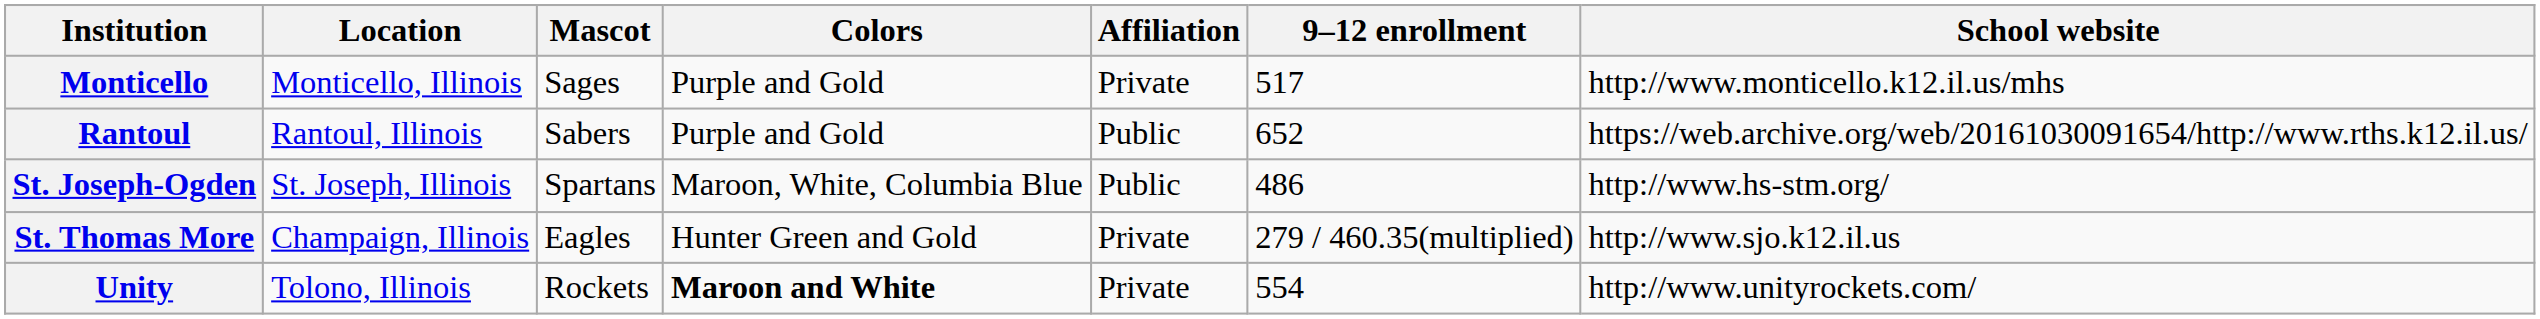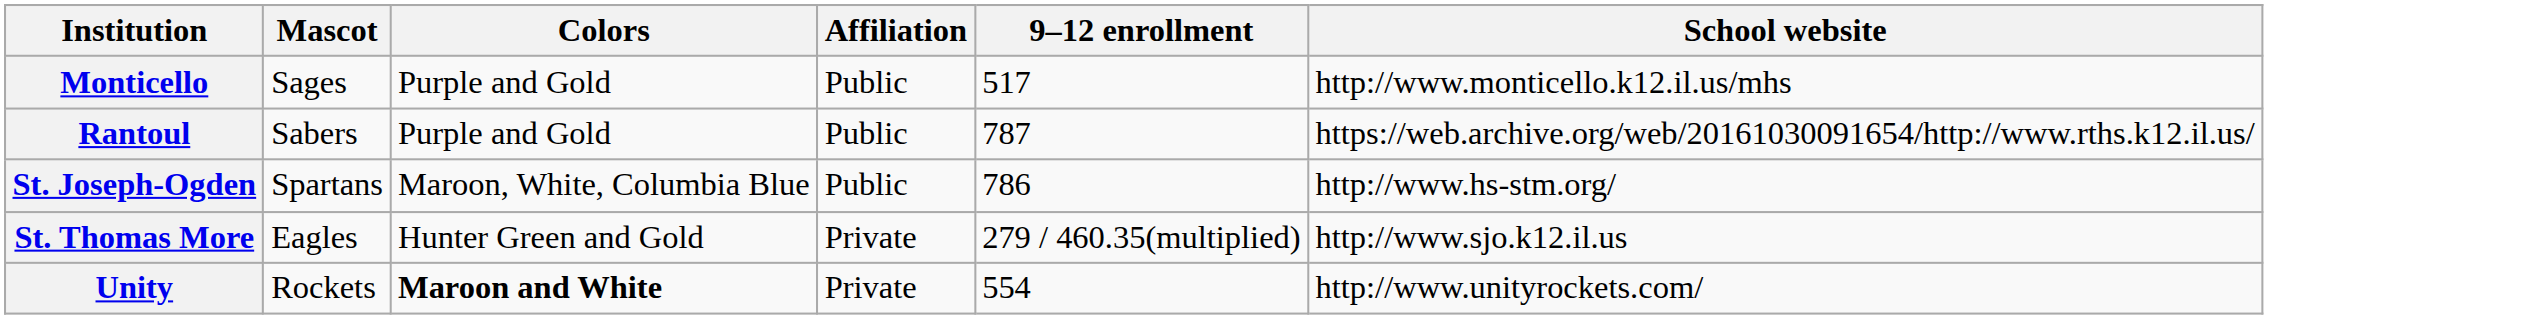- column: (400, 30)
(1144, 81) Private -> (866, 81) Public
(1280, 133) 652 -> (1007, 133) 787
(1280, 184) 486 -> (1007, 184) 786
